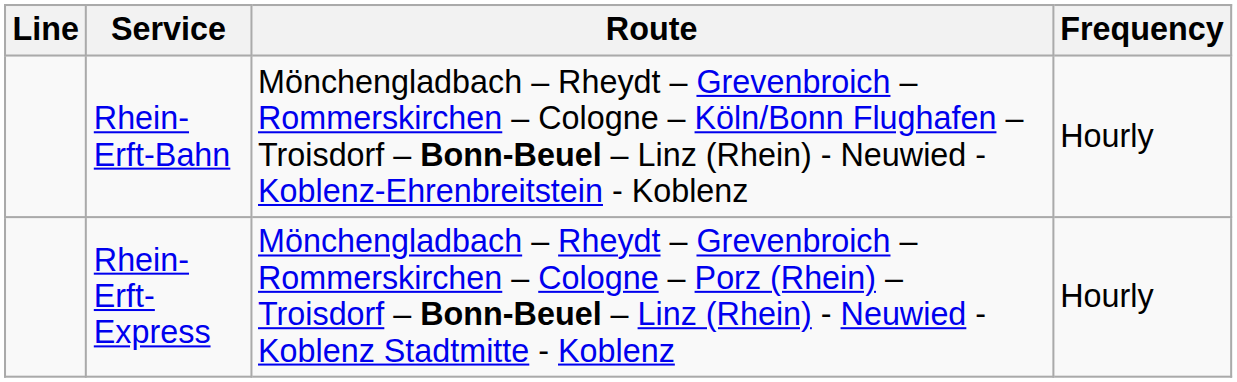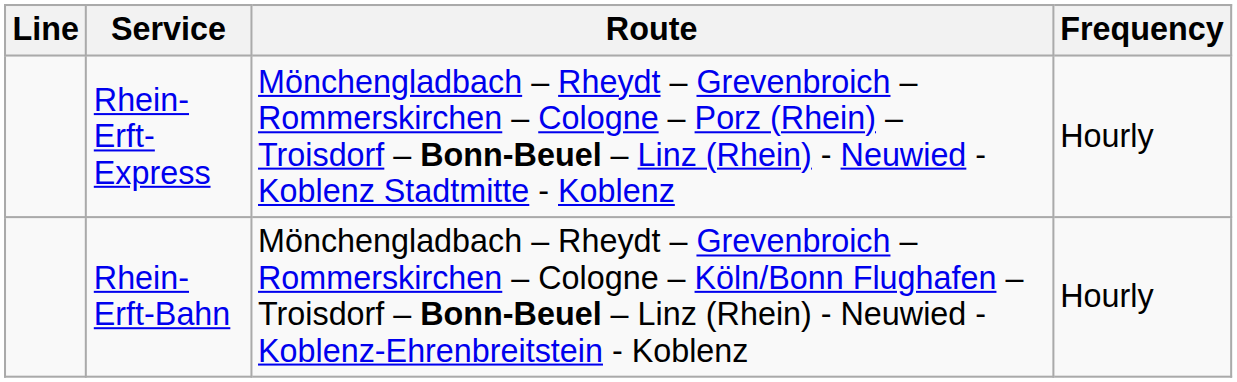rows swapped: (152, 296) <-> (162, 135)
